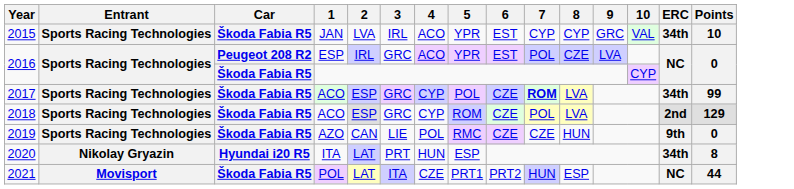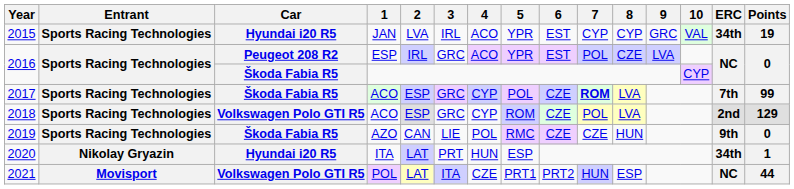(264, 34) Škoda Fabia R5 -> (291, 34) Hyundai i20 R5
(714, 34) 10 -> (767, 34) 19
(675, 94) 34th -> (729, 94) 7th
(264, 114) Škoda Fabia R5 -> (291, 114) Volkswagen Polo GTI R5
(714, 154) 8 -> (767, 154) 1
(264, 174) Škoda Fabia R5 -> (291, 174) Volkswagen Polo GTI R5
